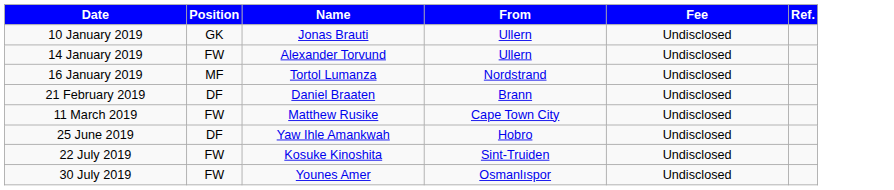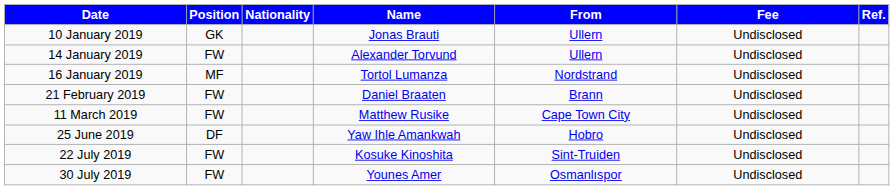+ column: (278, 15)
(214, 95) DF -> (214, 95) FW
